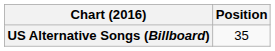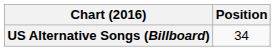(242, 35) 35 -> (242, 35) 34
